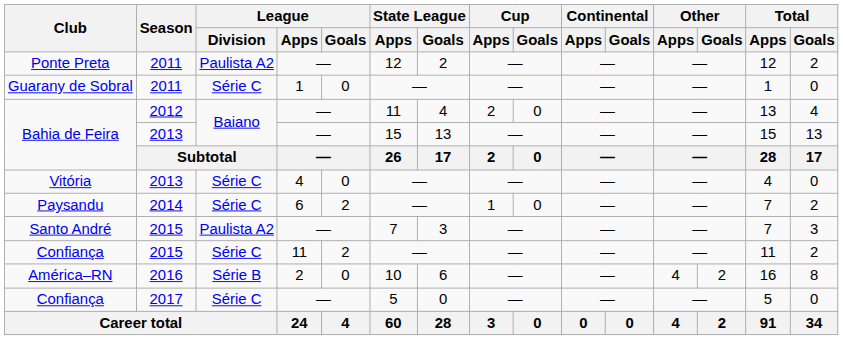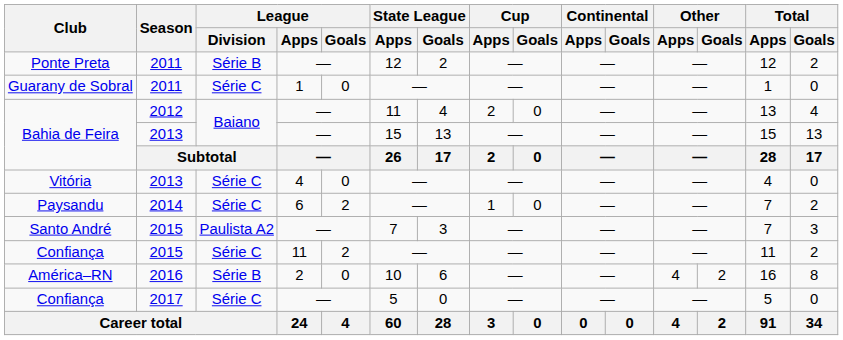(237, 63) Paulista A2 -> (237, 63) Série B
